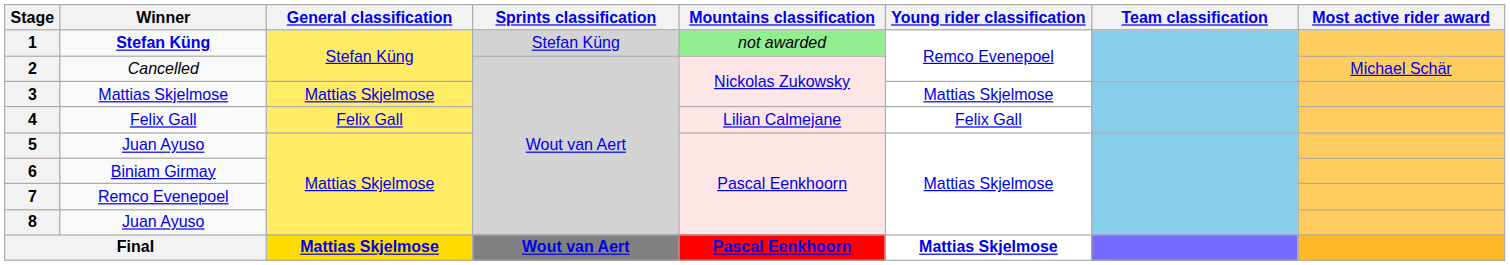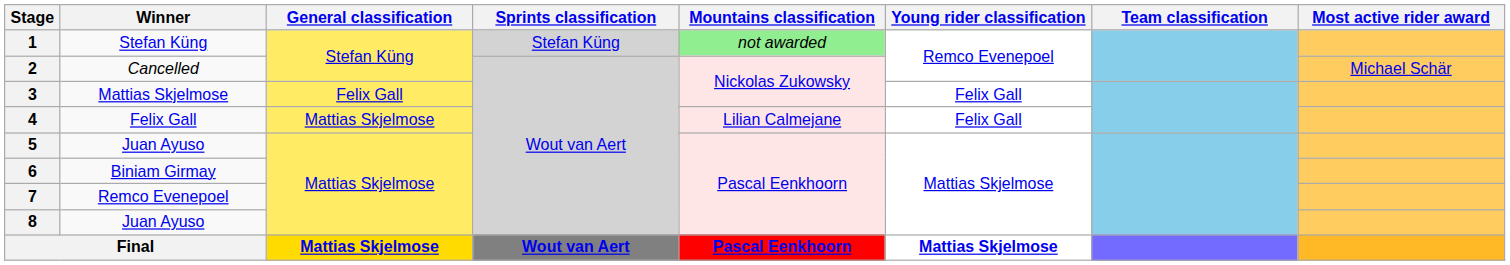(163, 43) bold -> (163, 43) normal
(370, 94) Mattias Skjelmose -> (370, 94) Felix Gall
(988, 94) Mattias Skjelmose -> (988, 94) Felix Gall
(370, 120) Felix Gall -> (370, 120) Mattias Skjelmose
